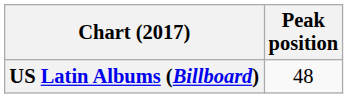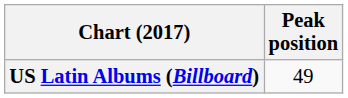(303, 76) 48 -> (303, 76) 49
